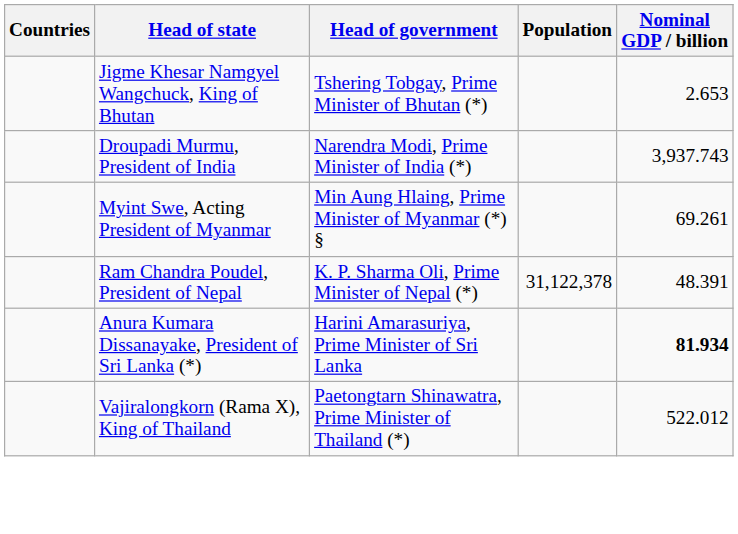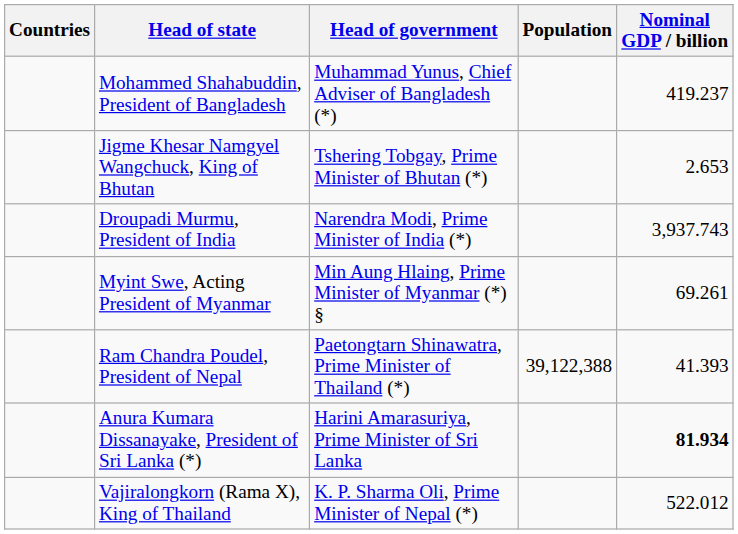+ row: (200, 93)
(407, 281) K. P. Sharma Oli, Prime Minister of Nepal (*) -> (408, 366) Paetongtarn Shinawatra, Prime Minister of Thailand (*)
(569, 281) 31,122,378 -> (569, 366) 39,122,388
(702, 281) 48.391 -> (702, 366) 41.393
(408, 418) Paetongtarn Shinawatra, Prime Minister of Thailand (*) -> (407, 502) K. P. Sharma Oli, Prime Minister of Nepal (*)
